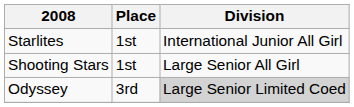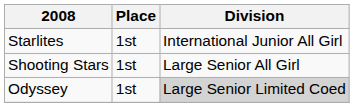(127, 89) 3rd -> (126, 89) 1st
